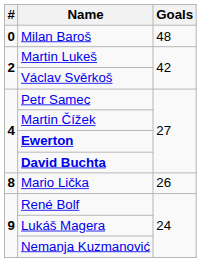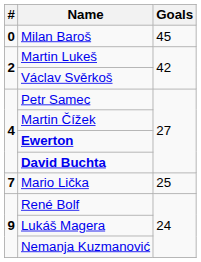(164, 36) 48 -> (164, 36) 45
(11, 183) 8 -> (11, 183) 7
(164, 183) 26 -> (164, 183) 25
